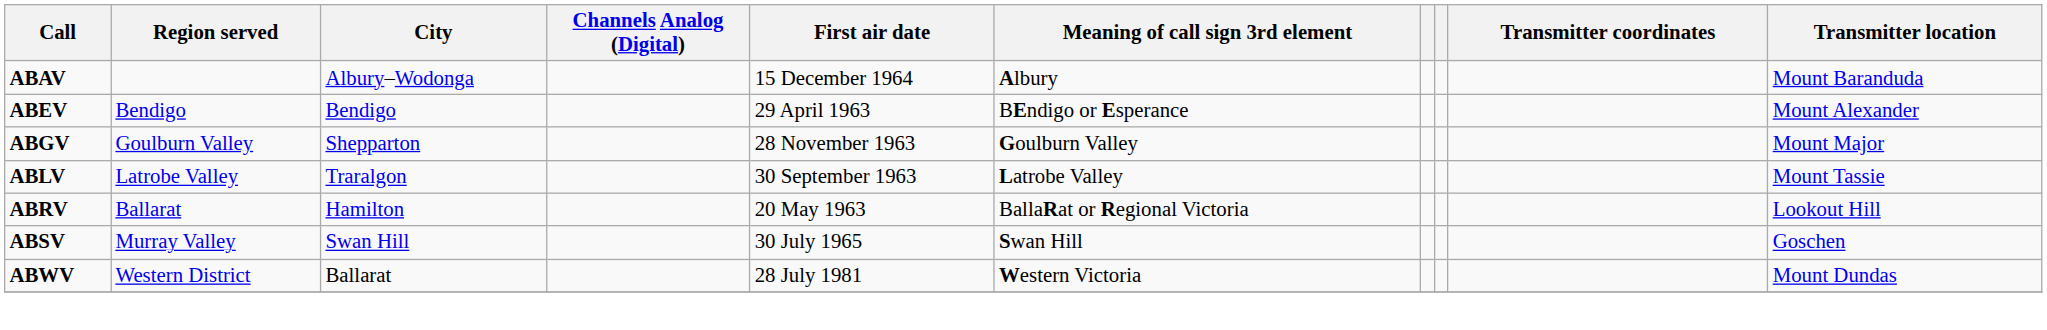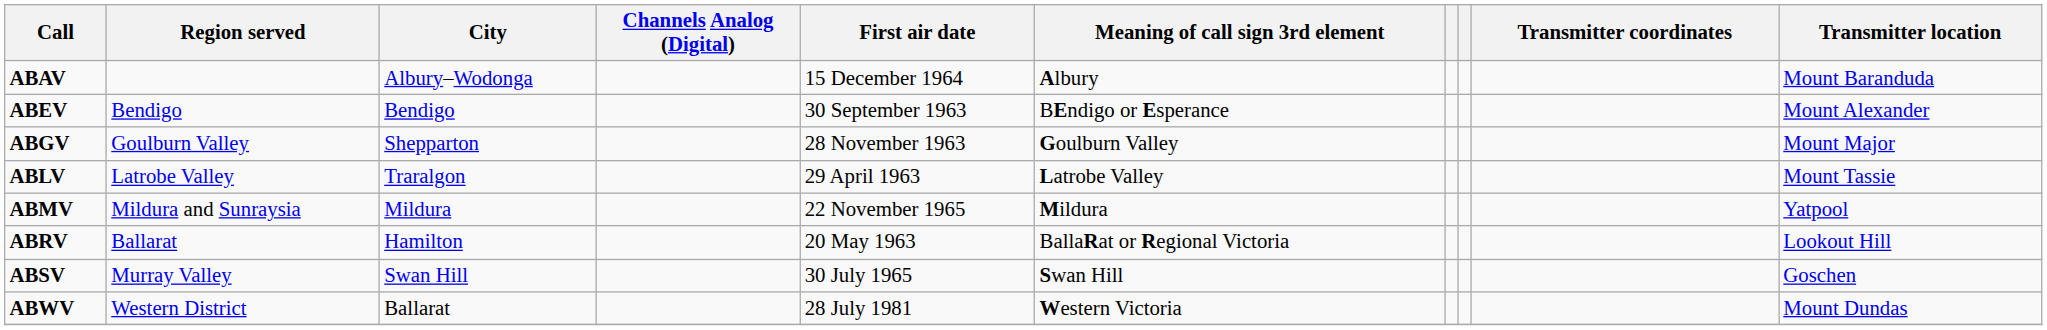(812, 110) 29 April 1963 -> (886, 110) 30 September 1963
(836, 176) 30 September 1963 -> (862, 176) 29 April 1963
+ row: (41, 209)
